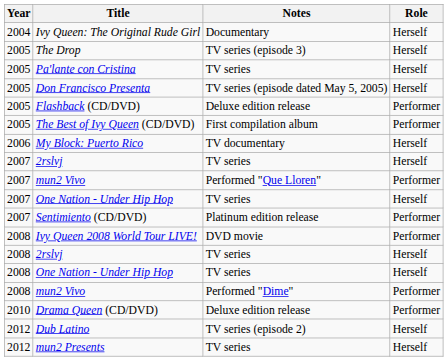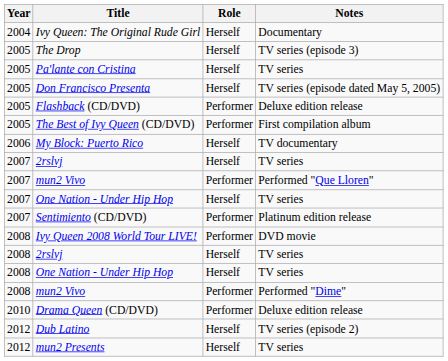columns swapped: (416, 13) <-> (297, 13)
